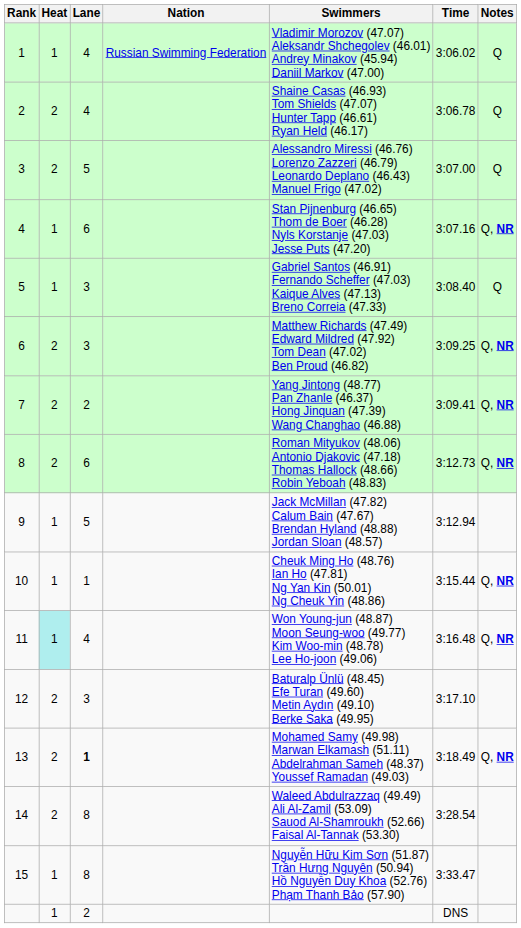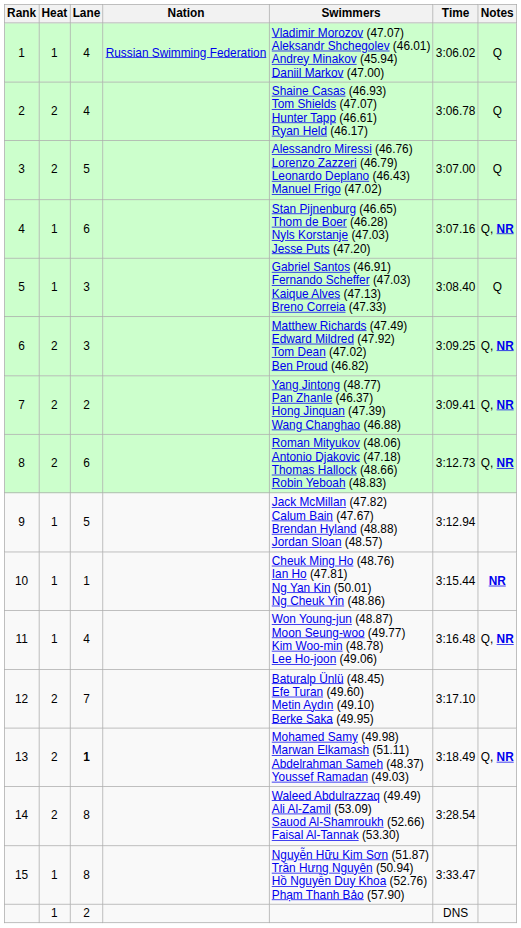(497, 581) Q, NR -> (497, 581) NR
(54, 640) paleturquoise background -> (54, 640) no background
(86, 698) 3 -> (86, 698) 7
